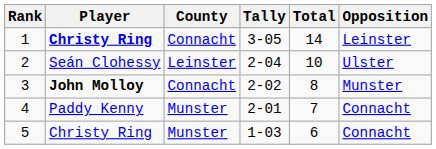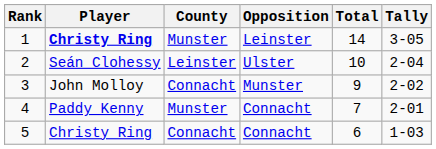columns swapped: (264, 16) <-> (385, 16)
(202, 40) Connacht -> (198, 40) Munster
(96, 86) bold -> (96, 86) normal
(314, 86) 8 -> (357, 86) 9
(198, 133) Munster -> (202, 133) Connacht
